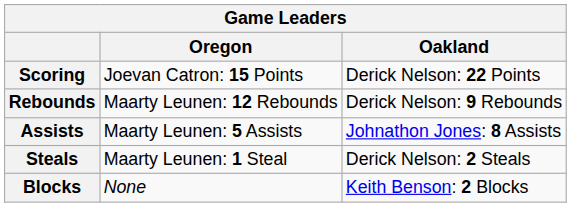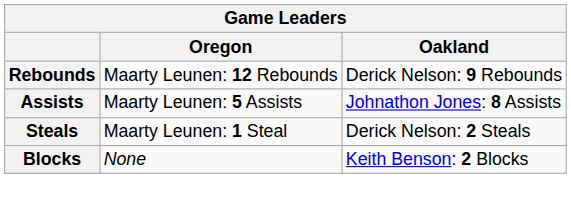- row: (52, 74)
